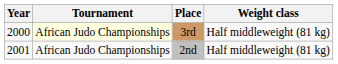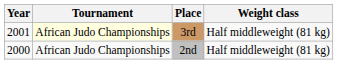(19, 31) 2000 -> (19, 31) 2001
(19, 50) 2001 -> (19, 50) 2000
